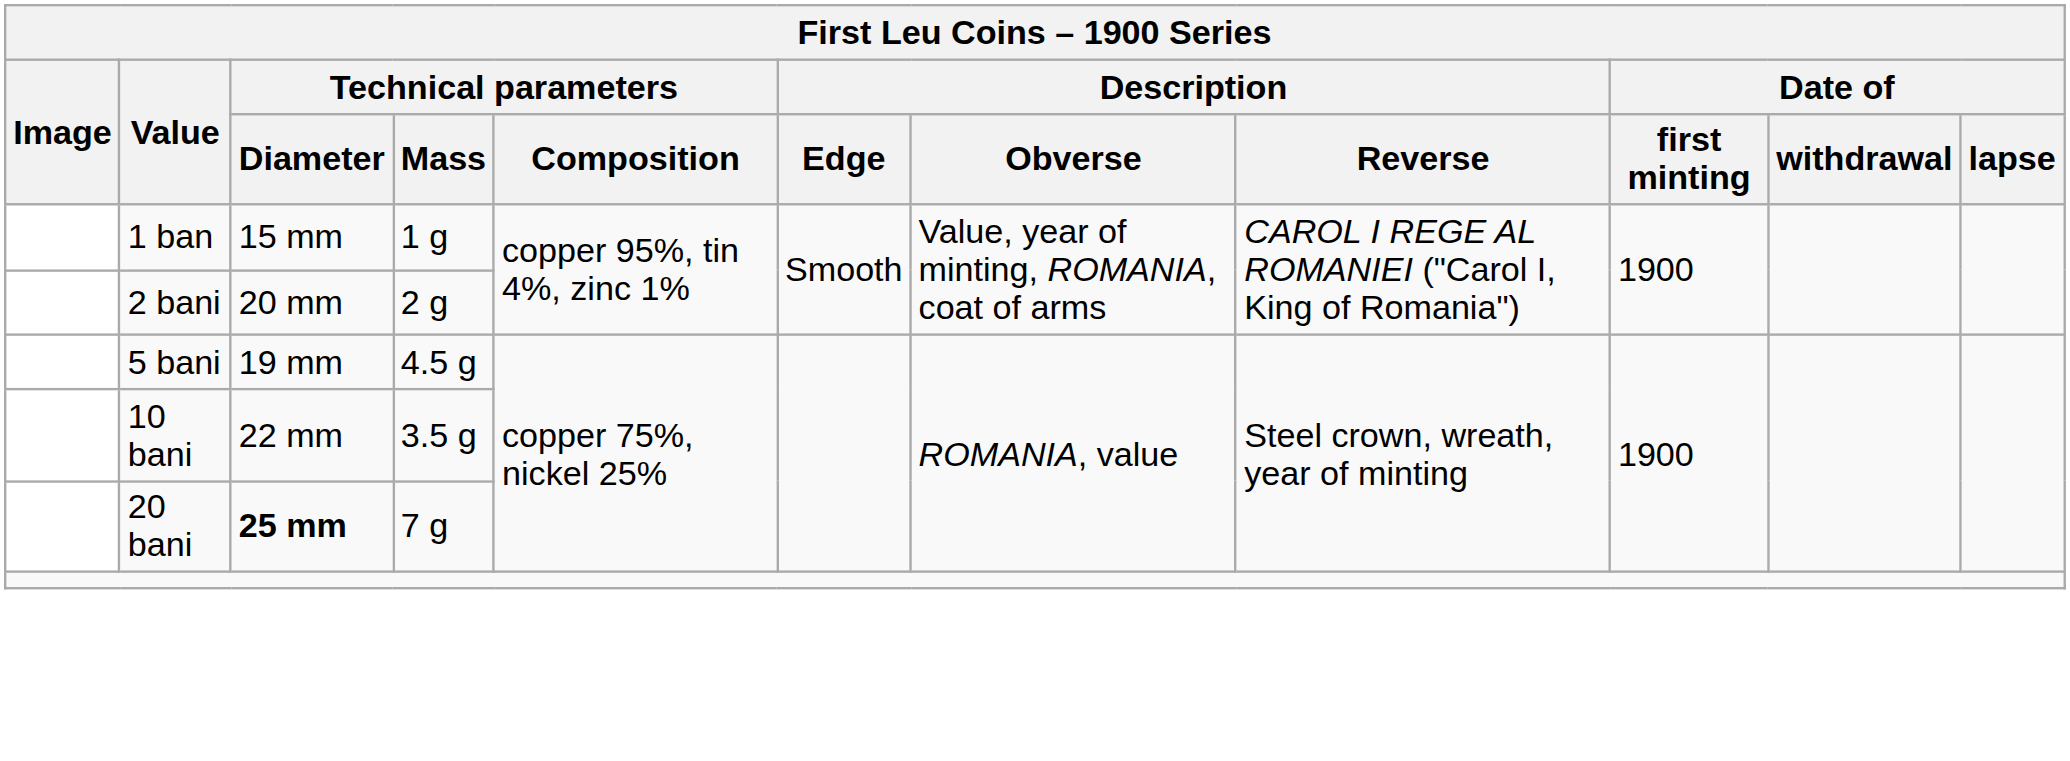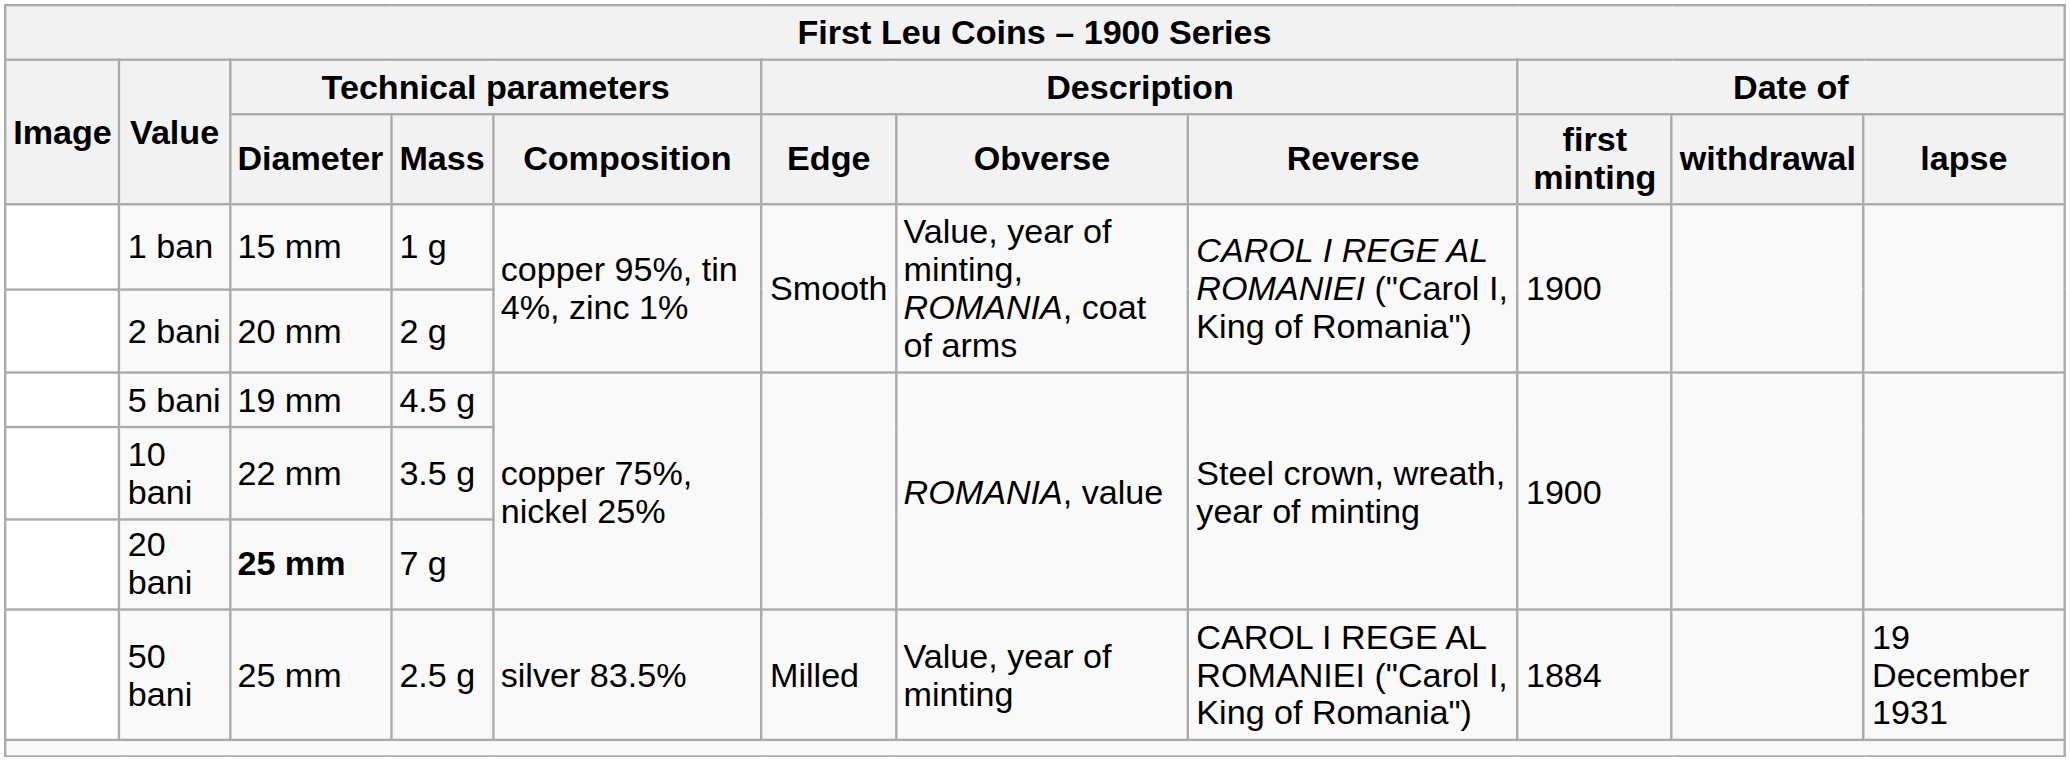+ row: (160, 675)
